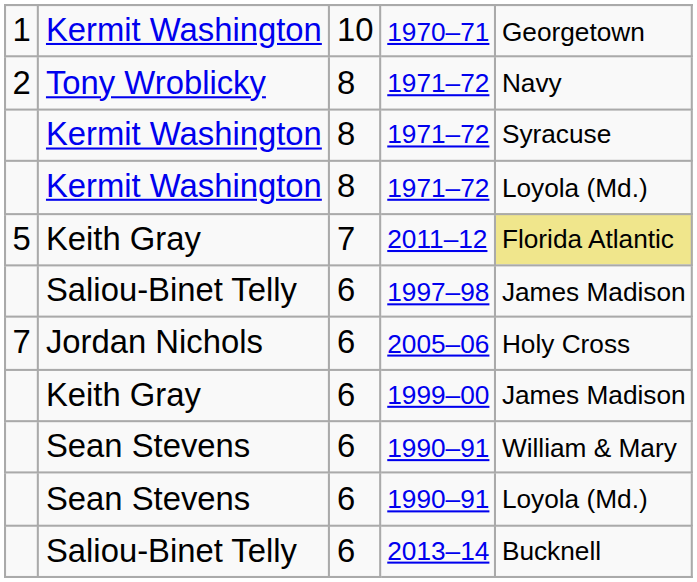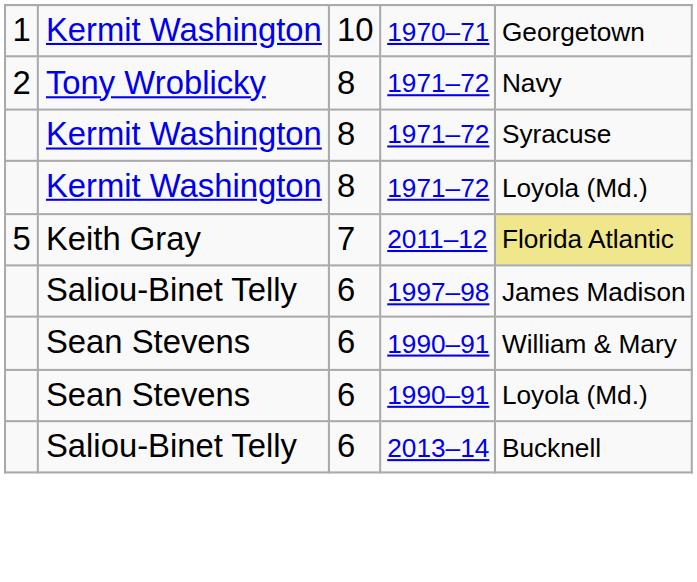- row: (22, 342)
- row: (22, 395)
